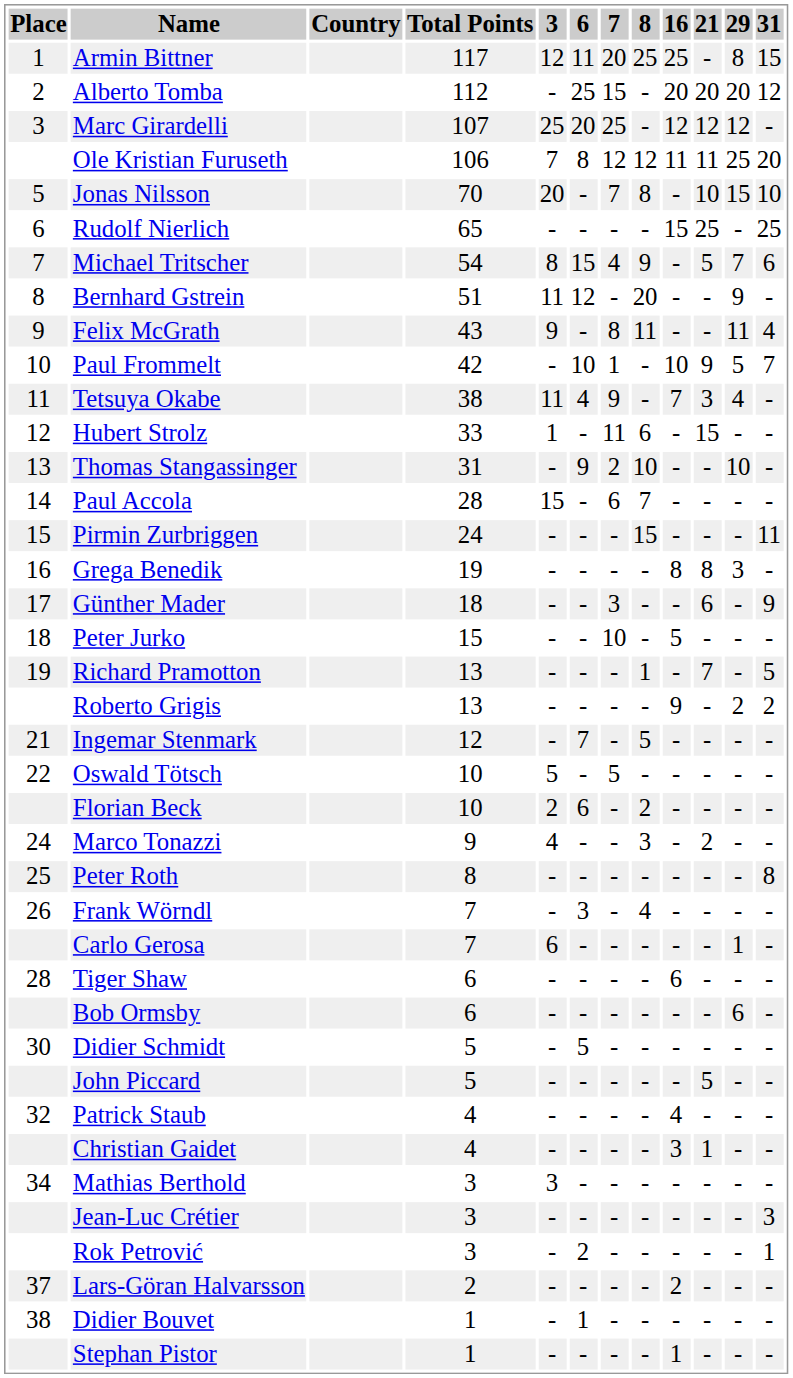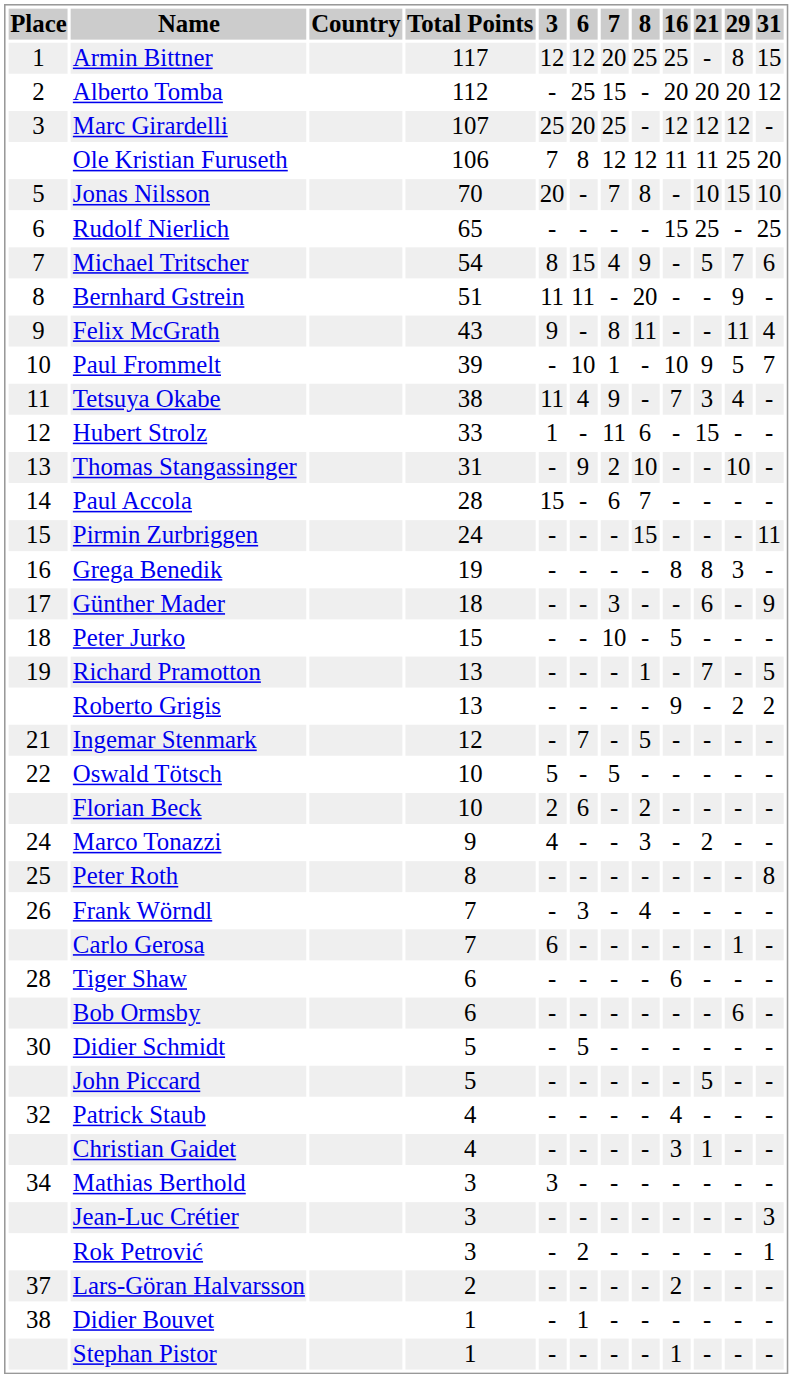(583, 57) 11 -> (583, 57) 12
(583, 296) 12 -> (583, 296) 11
(470, 364) 42 -> (470, 364) 39
